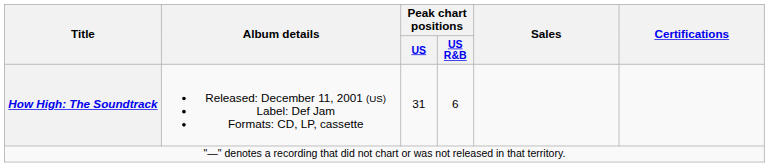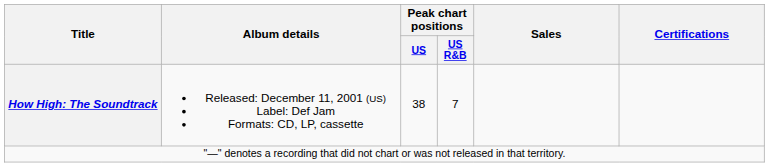(419, 105) 31 -> (419, 105) 38
(455, 105) 6 -> (455, 105) 7
